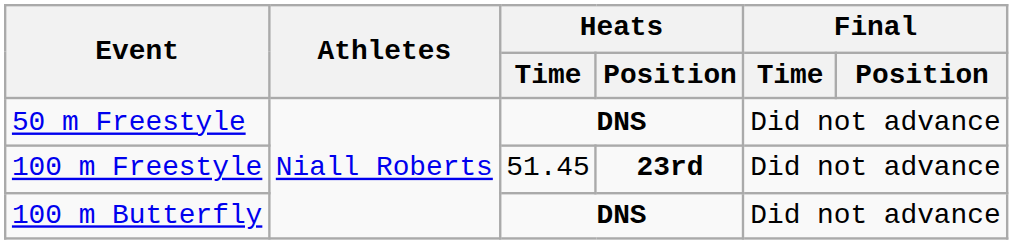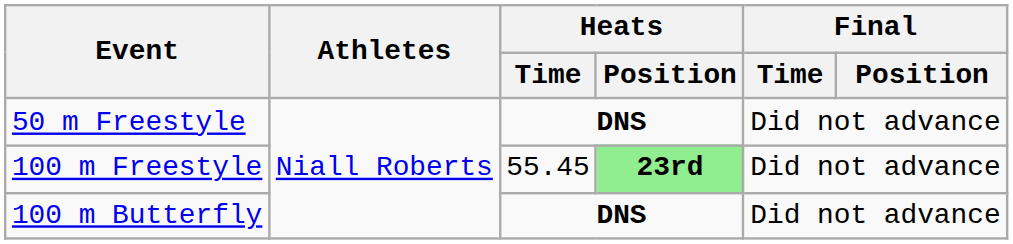(548, 169) 51.45 -> (548, 169) 55.45
(670, 169) no background -> (670, 169) lightgreen background
